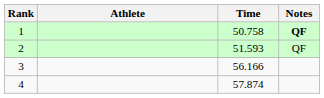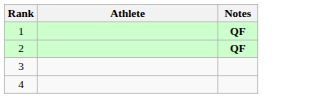- column: (248, 13)
(299, 48) normal -> (238, 48) bold
